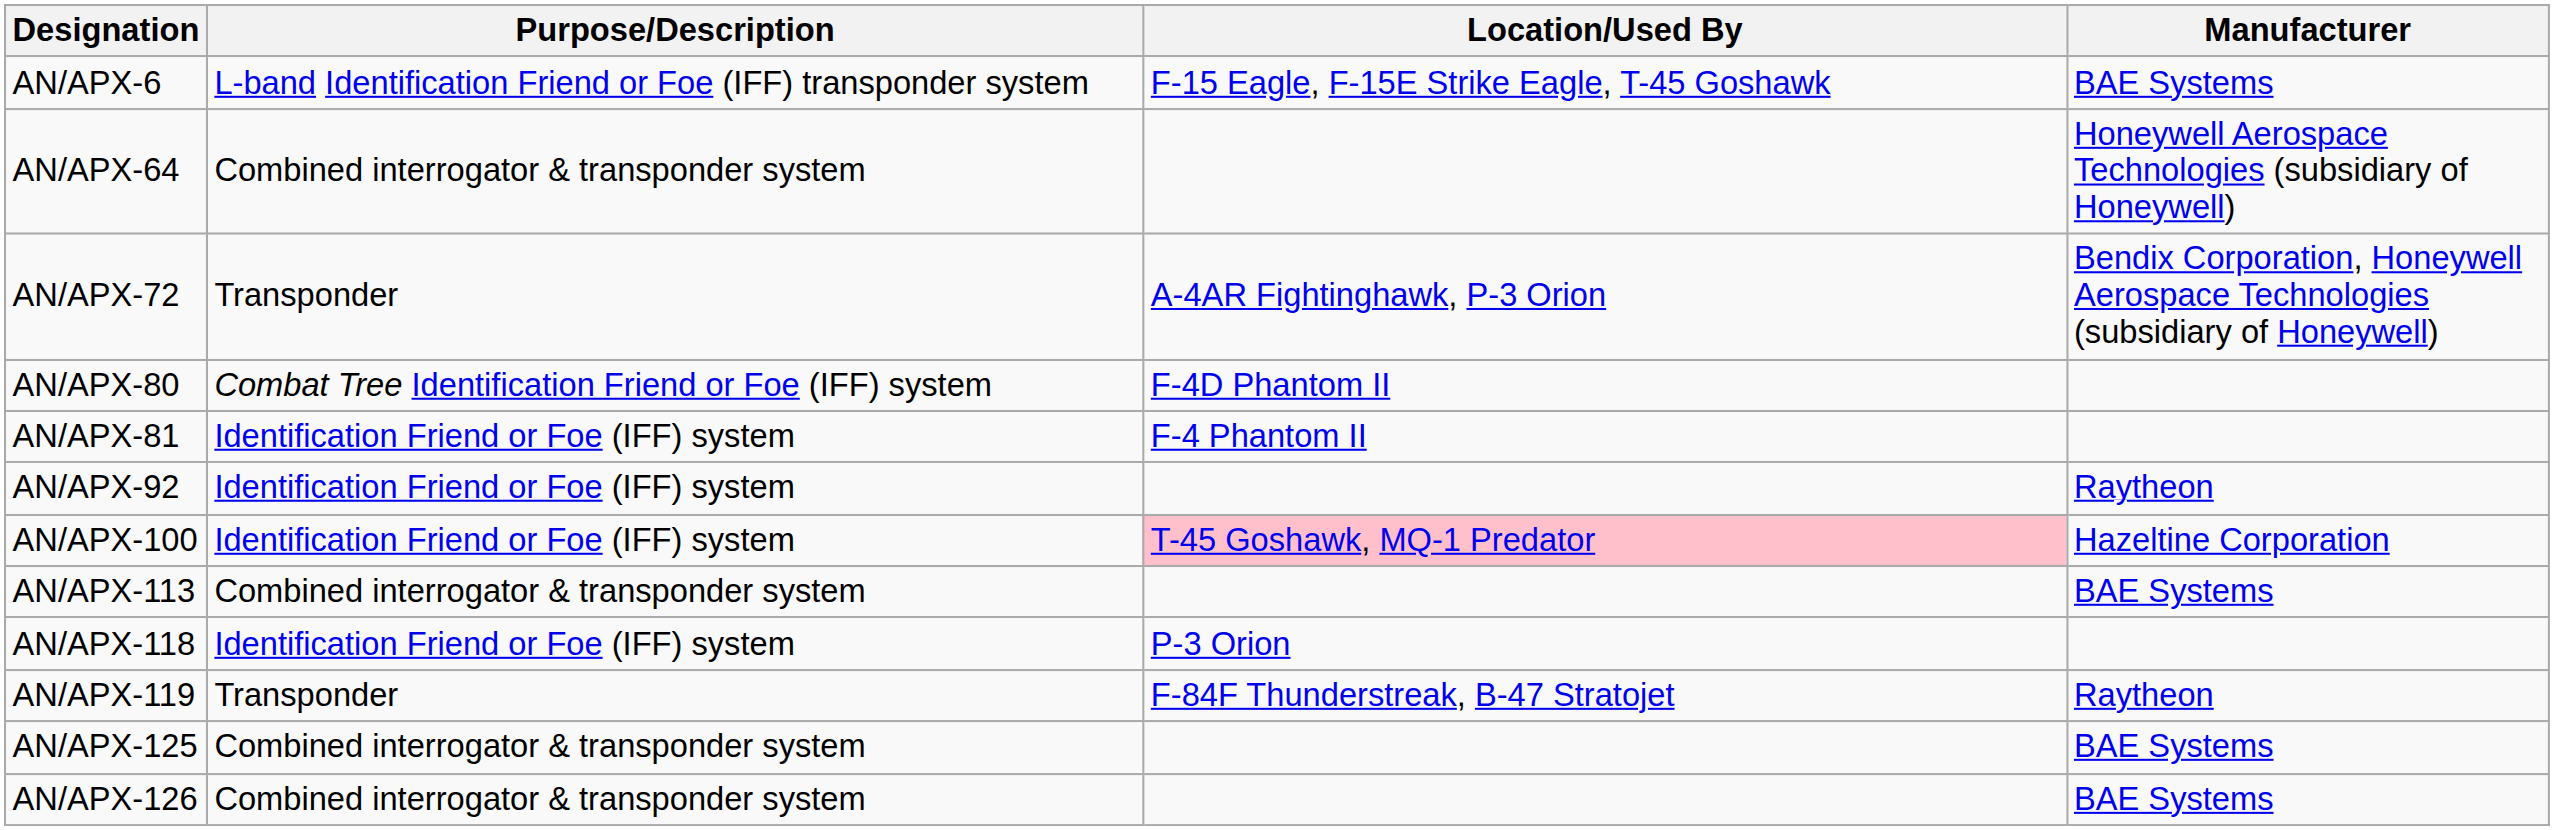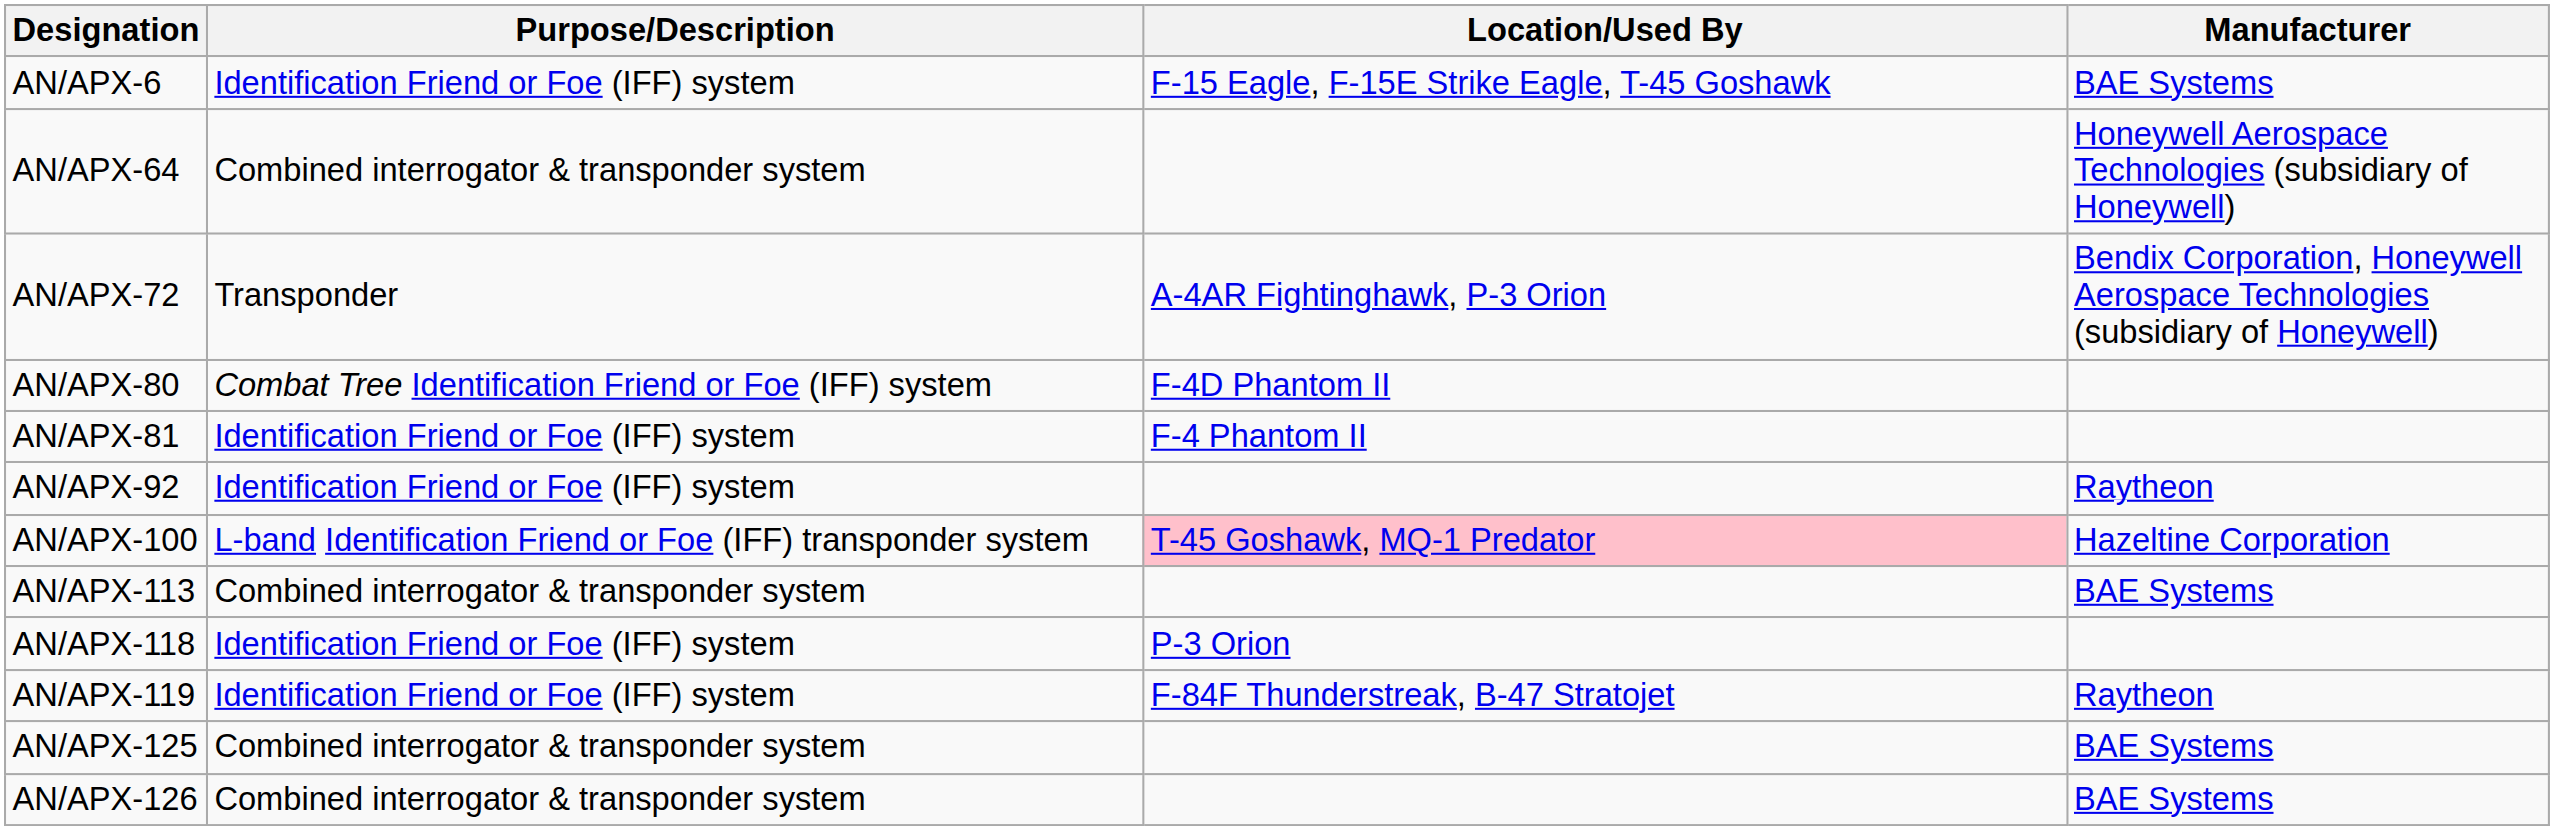(652, 82) L-band Identification Friend or Foe (IFF) transponder system -> (505, 82) Identification Friend or Foe (IFF) system
(505, 539) Identification Friend or Foe (IFF) system -> (652, 539) L-band Identification Friend or Foe (IFF) transponder system
(306, 694) Transponder -> (505, 694) Identification Friend or Foe (IFF) system
